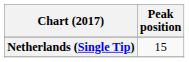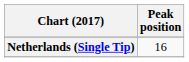(161, 47) 15 -> (161, 47) 16
